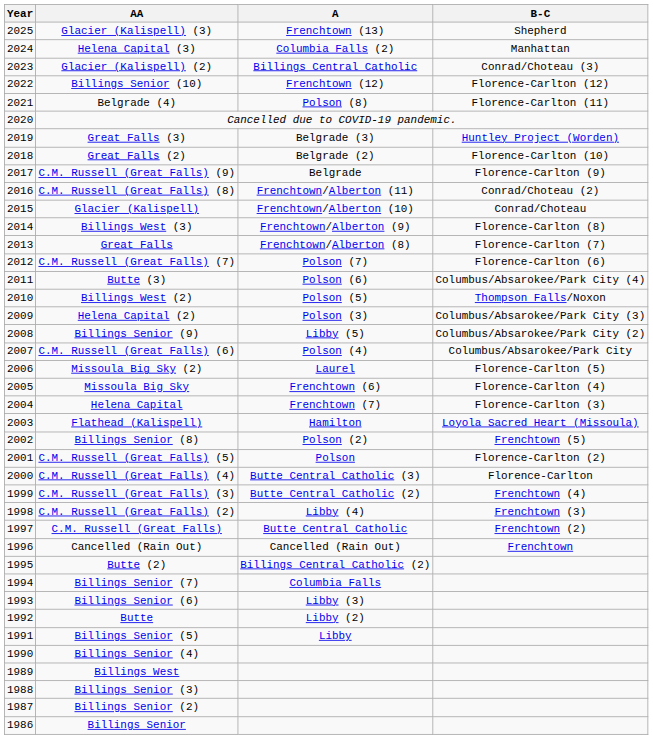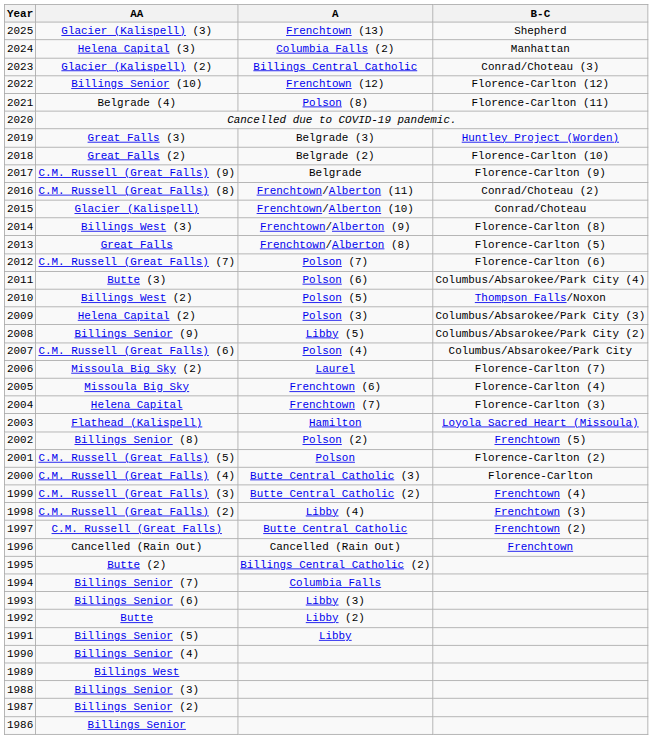(540, 245) Florence-Carlton (7) -> (540, 245) Florence-Carlton (5)
(540, 369) Florence-Carlton (5) -> (540, 369) Florence-Carlton (7)
